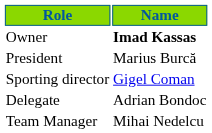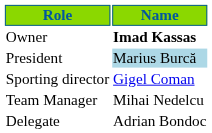(155, 58) no background -> (155, 58) lightblue background
rows swapped: (33, 99) <-> (52, 120)
